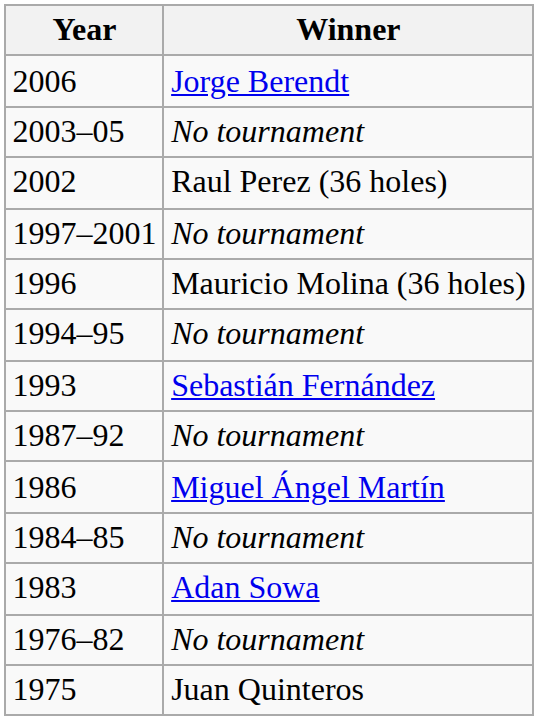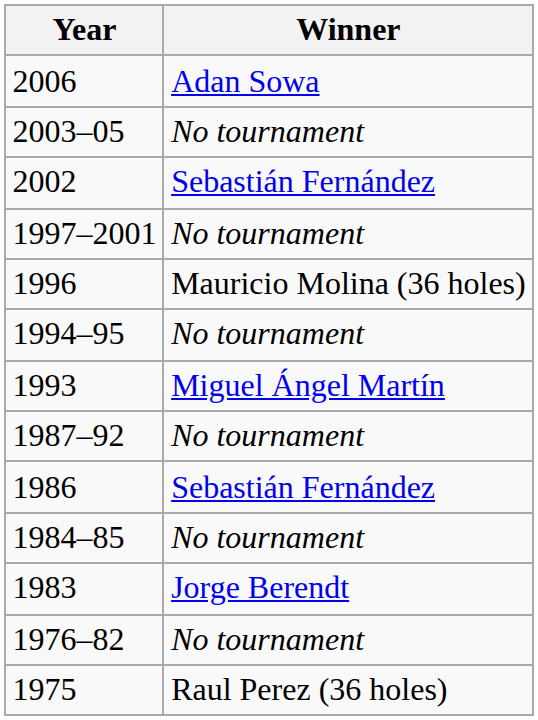(260, 80) Jorge Berendt -> (245, 80) Adan Sowa
(309, 182) Raul Perez (36 holes) -> (303, 182) Sebastián Fernández
(303, 385) Sebastián Fernández -> (308, 385) Miguel Ángel Martín
(308, 486) Miguel Ángel Martín -> (303, 486) Sebastián Fernández
(245, 588) Adan Sowa -> (260, 588) Jorge Berendt
(268, 689) Juan Quinteros -> (309, 689) Raul Perez (36 holes)
